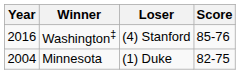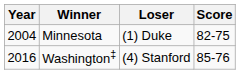rows swapped: (72, 59) <-> (79, 37)
